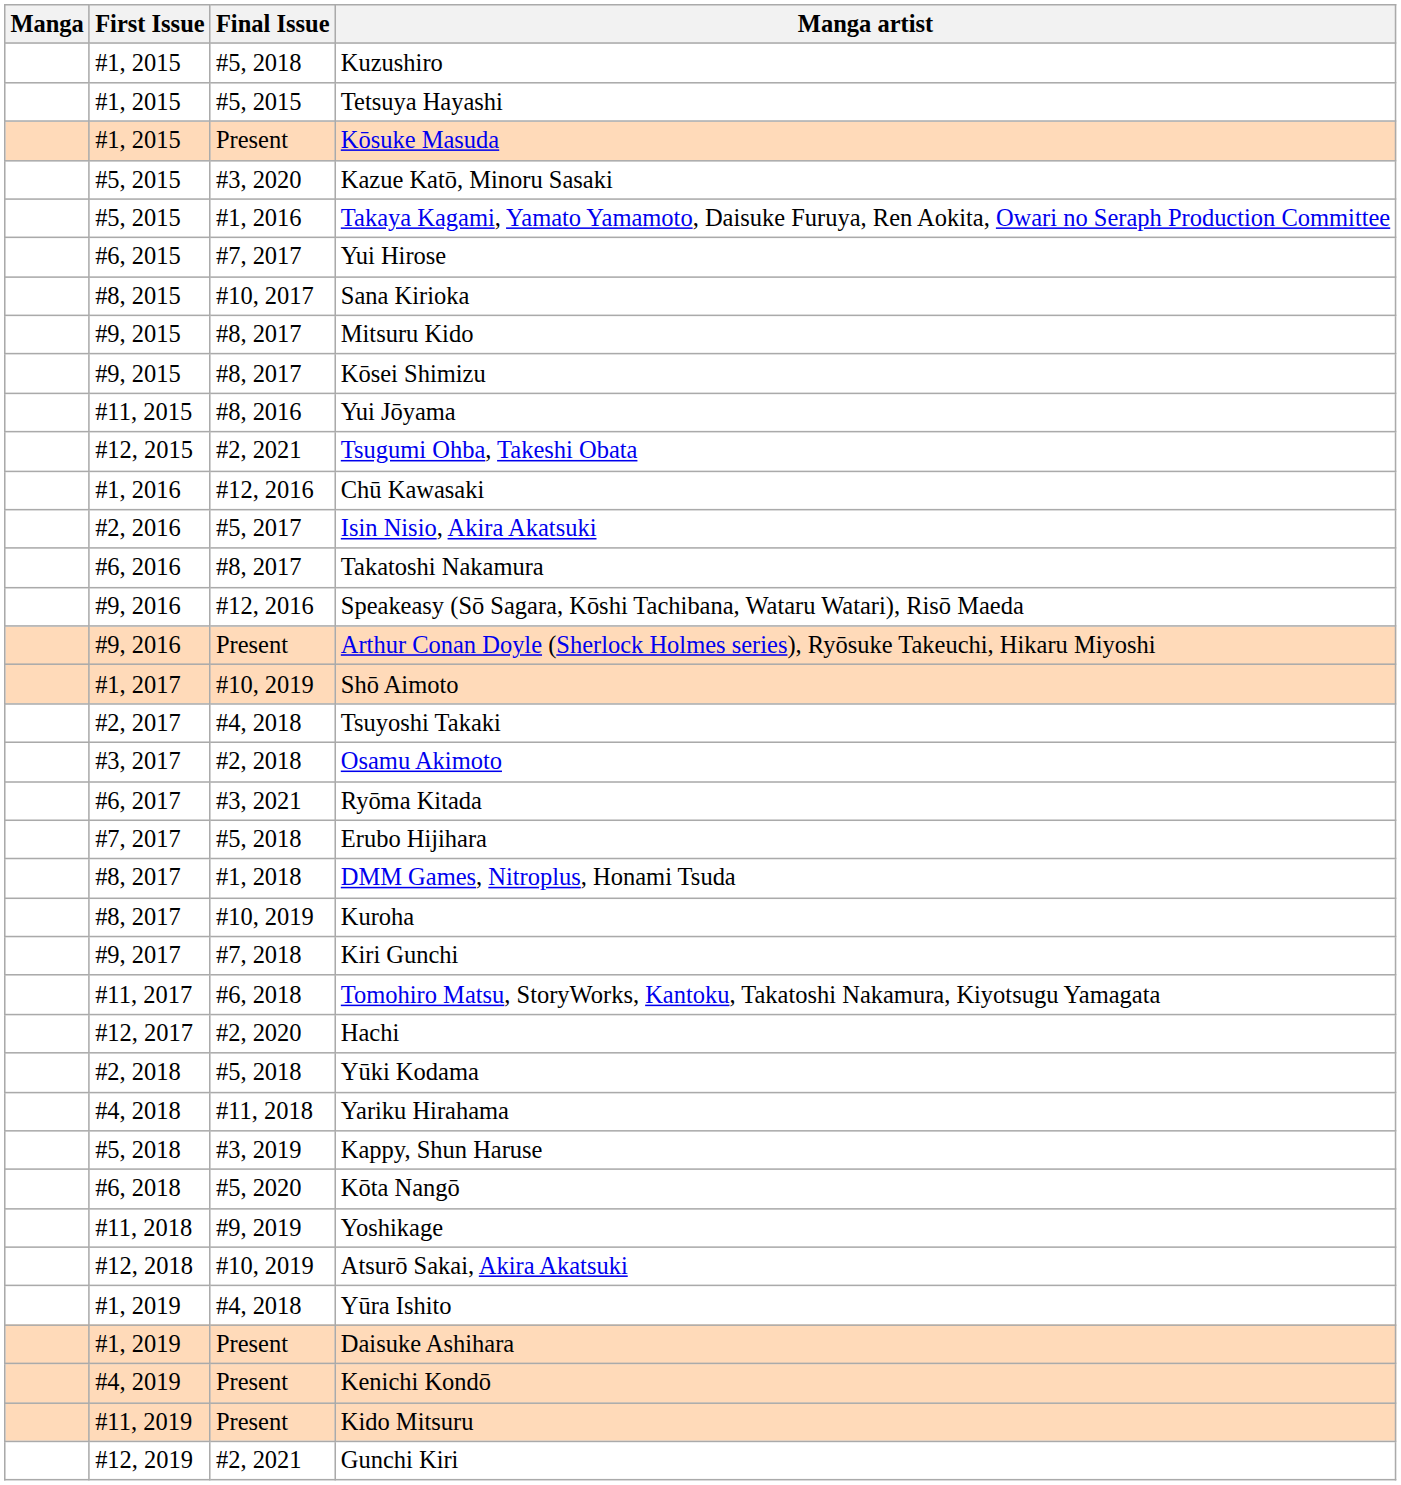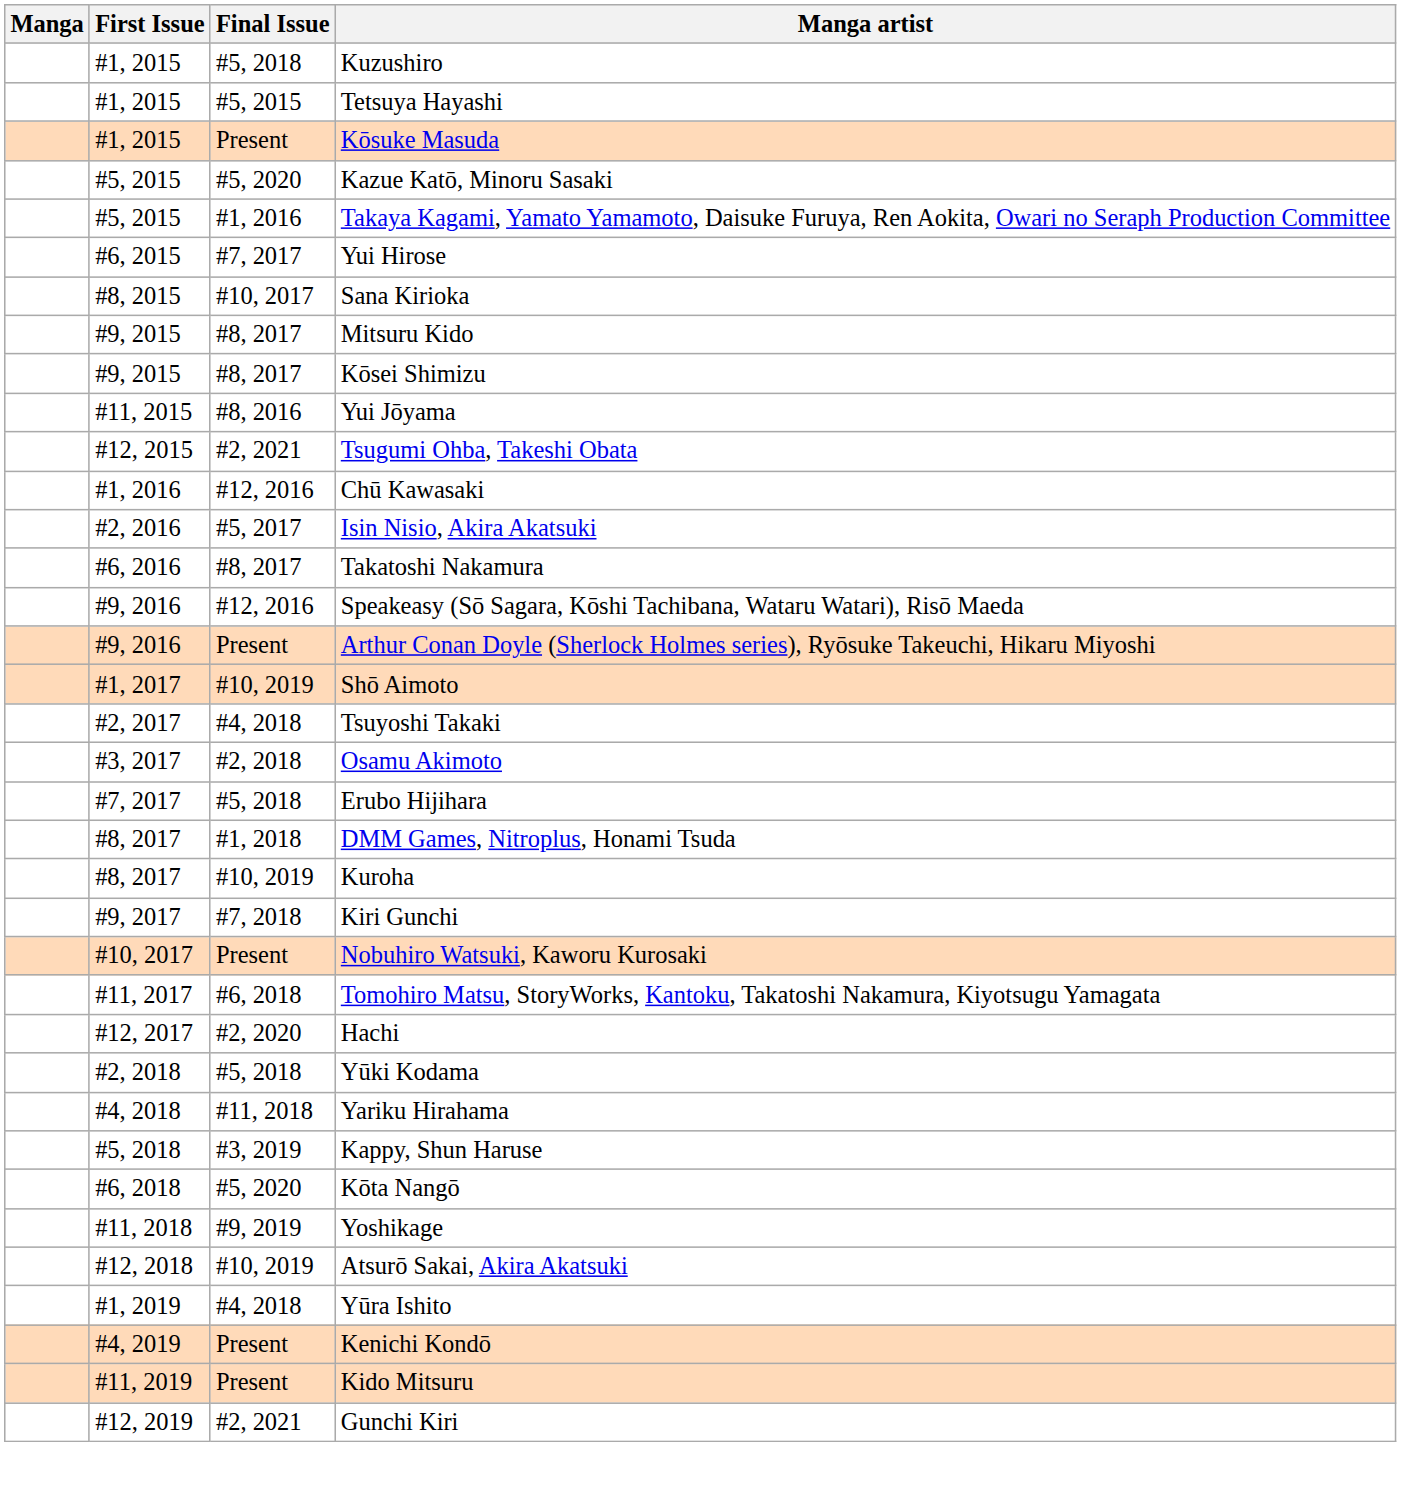(259, 179) #3, 2020 -> (259, 179) #5, 2020
- row: (411, 800)
+ row: (524, 955)
- row: (427, 1343)
